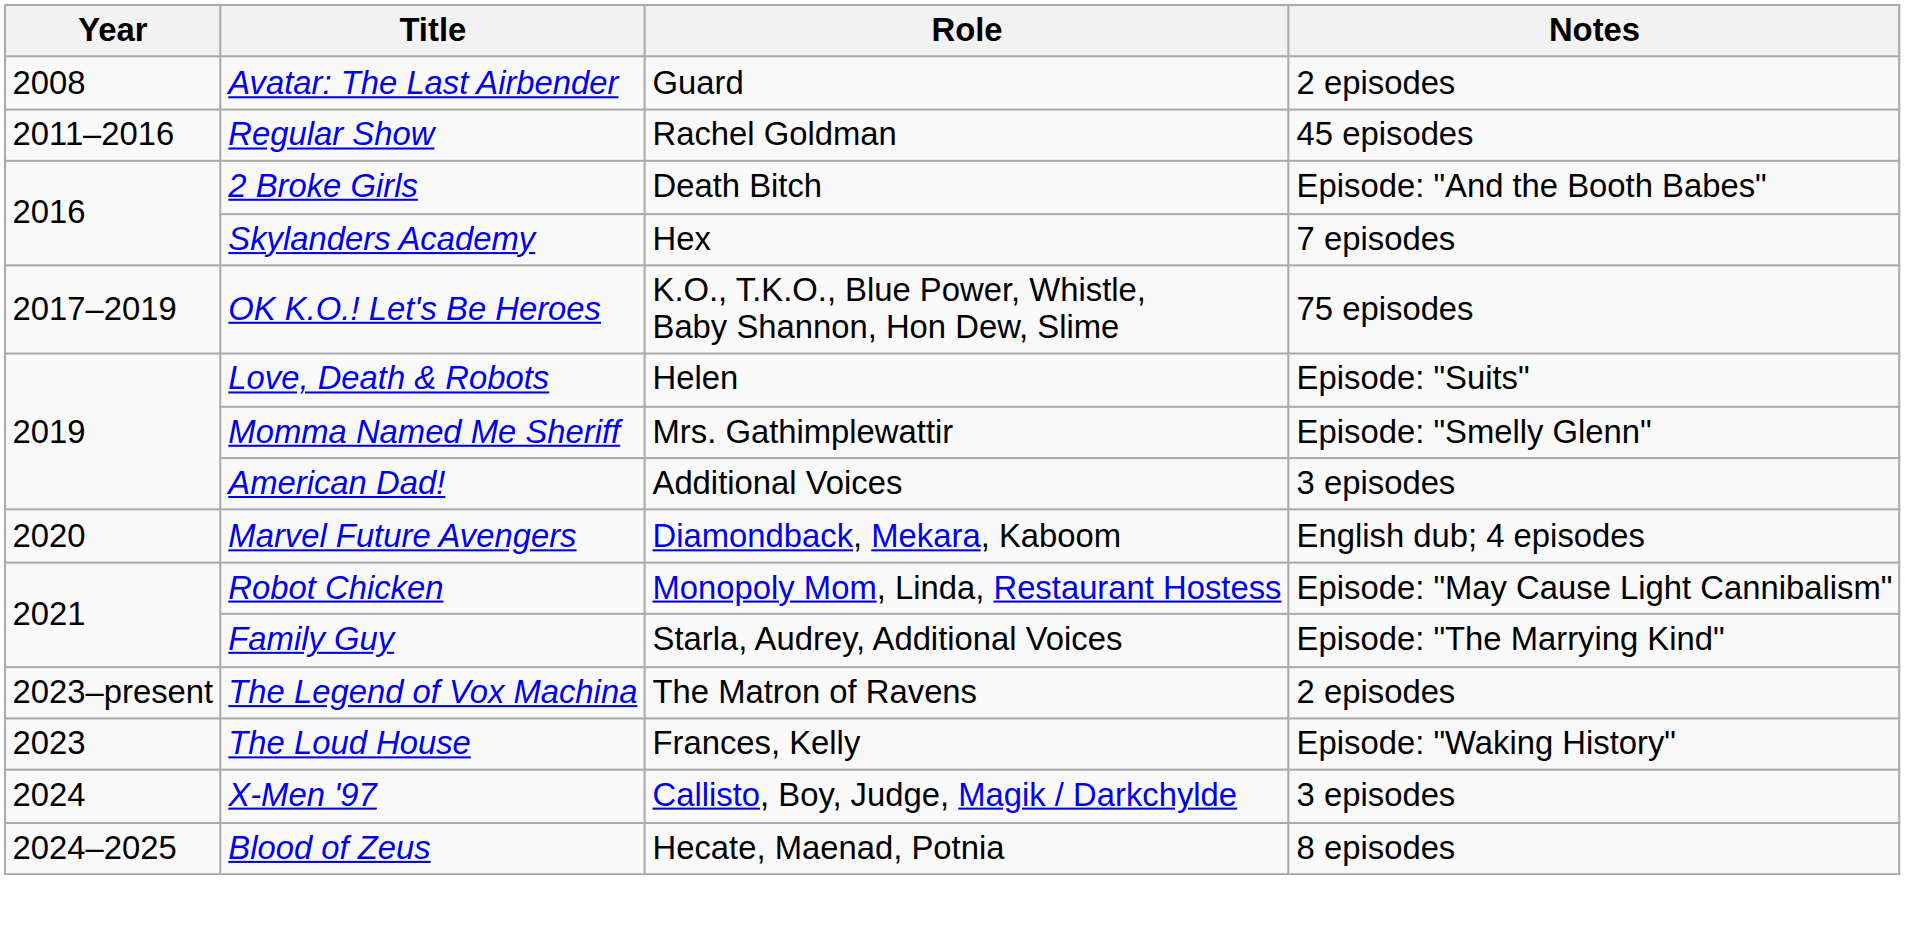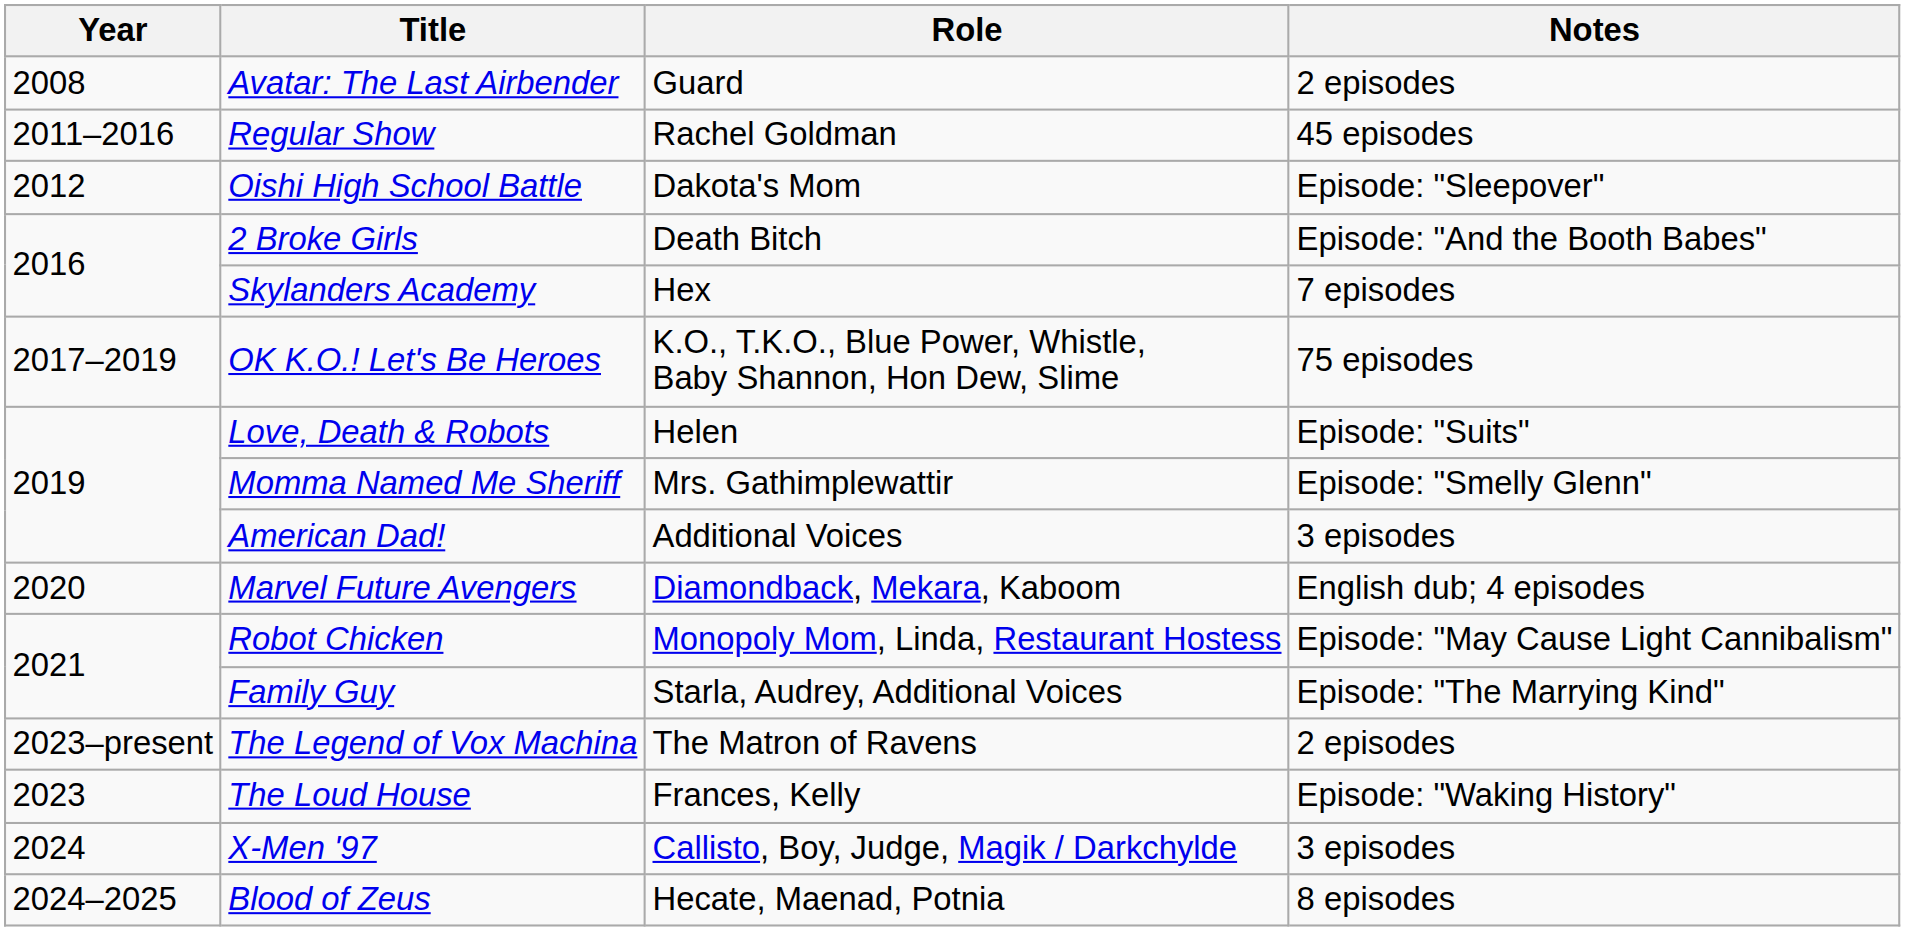+ row: (405, 186)
